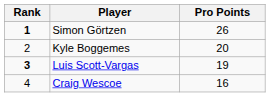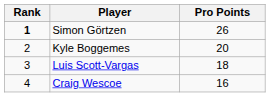(27, 65) bold -> (27, 65) normal
(222, 65) 19 -> (222, 65) 18
